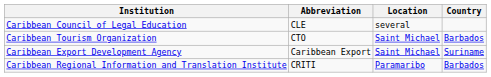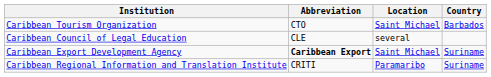rows swapped: (81, 38) <-> (96, 25)
(331, 52) normal -> (331, 52) bold
(464, 65) Barbados -> (464, 65) Suriname
